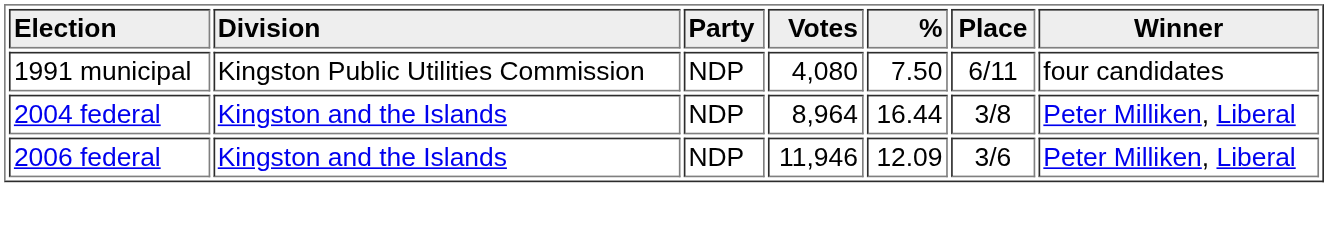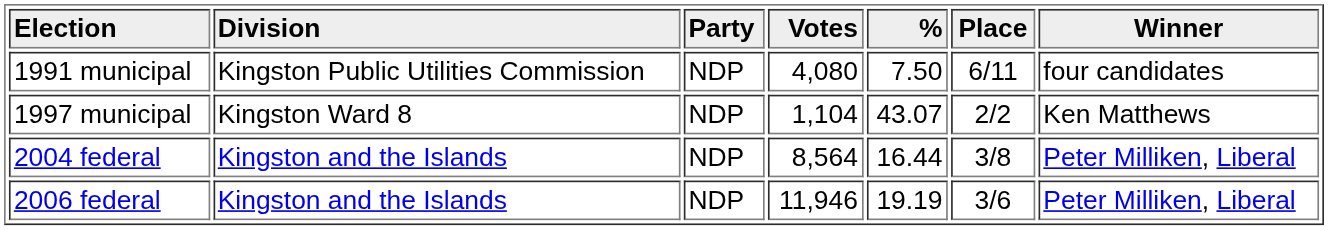+ row: (103, 114)
(825, 114) 8,964 -> (825, 157) 8,564
(909, 157) 12.09 -> (909, 200) 19.19
